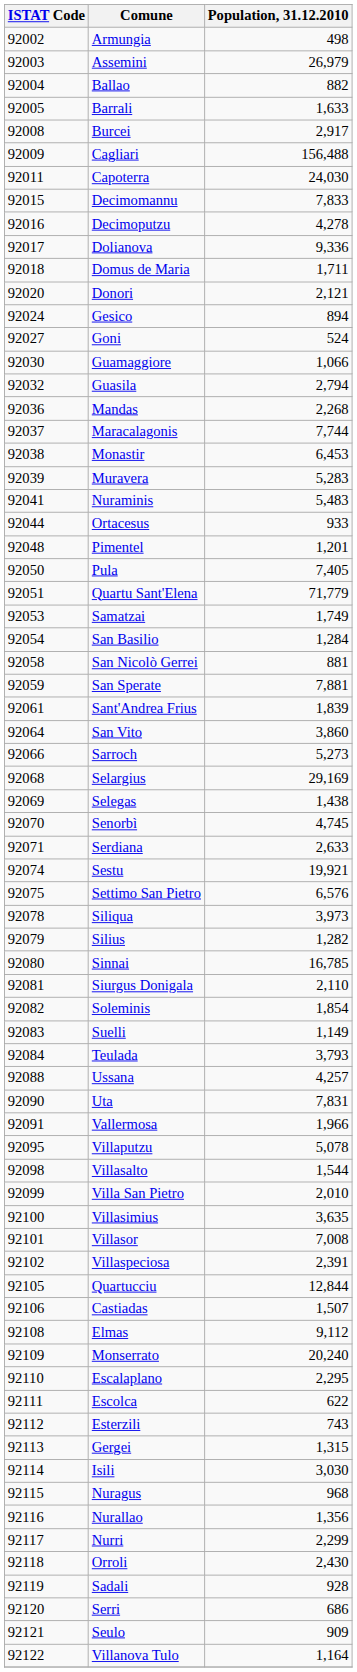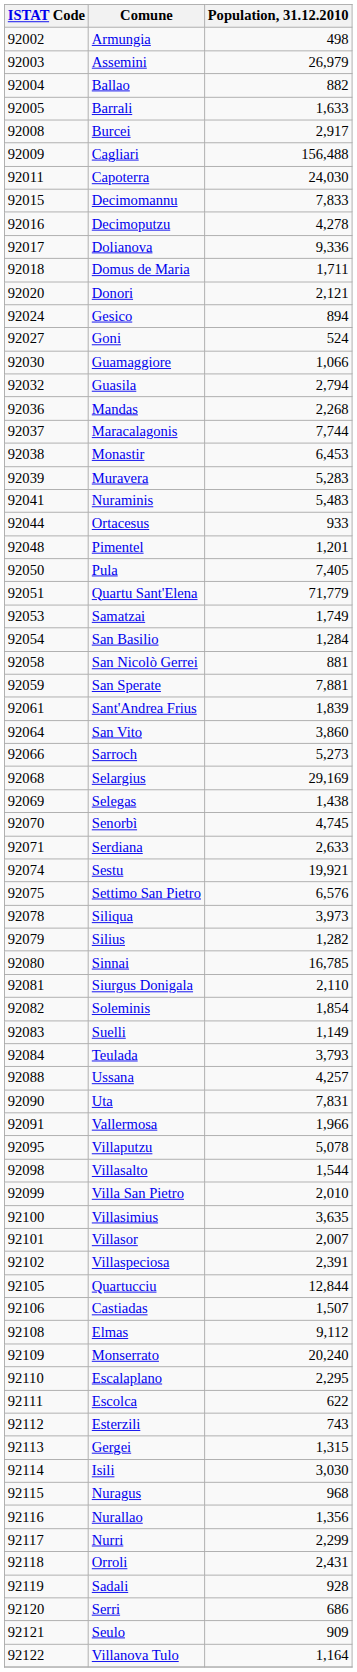(332, 1239) 7,008 -> (332, 1239) 2,007
(332, 1563) 2,430 -> (332, 1563) 2,431
